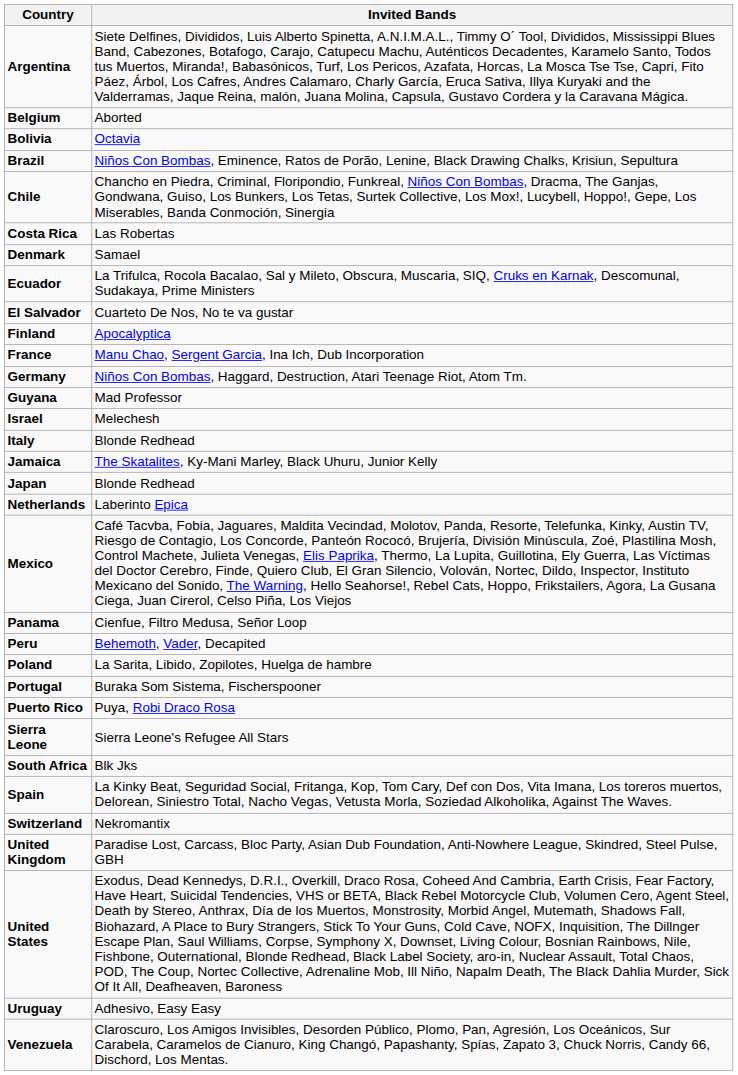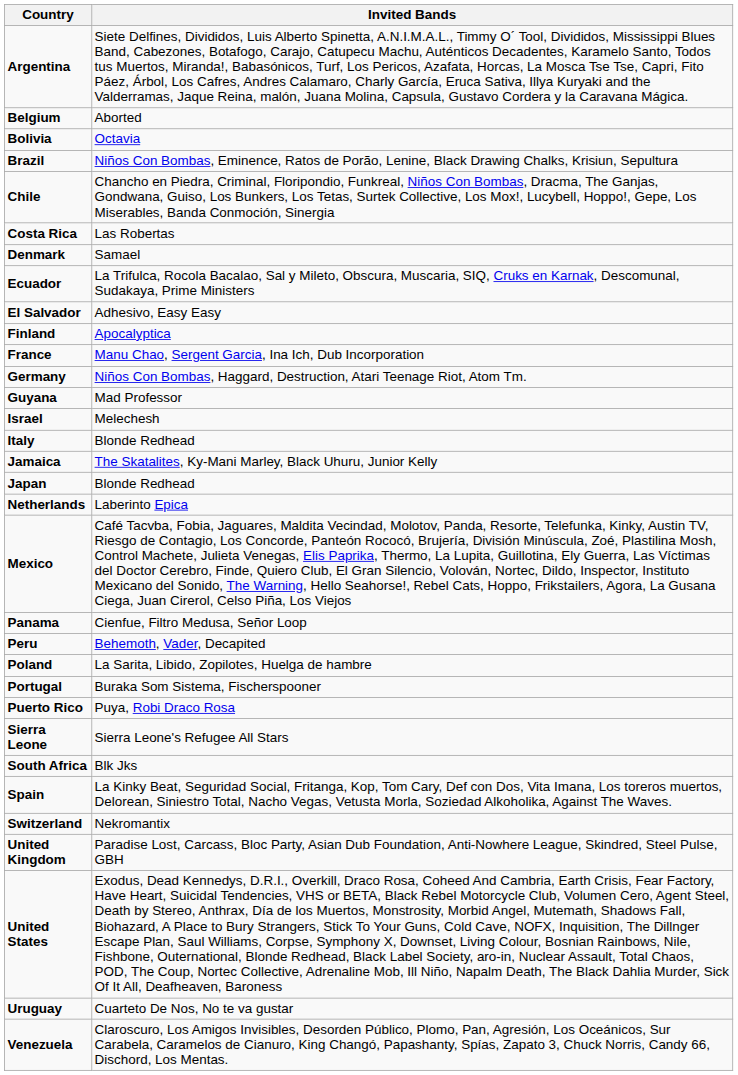(194, 312) Cuarteto De Nos, No te va gustar -> (158, 312) Adhesivo, Easy Easy
(158, 1008) Adhesivo, Easy Easy -> (194, 1008) Cuarteto De Nos, No te va gustar
